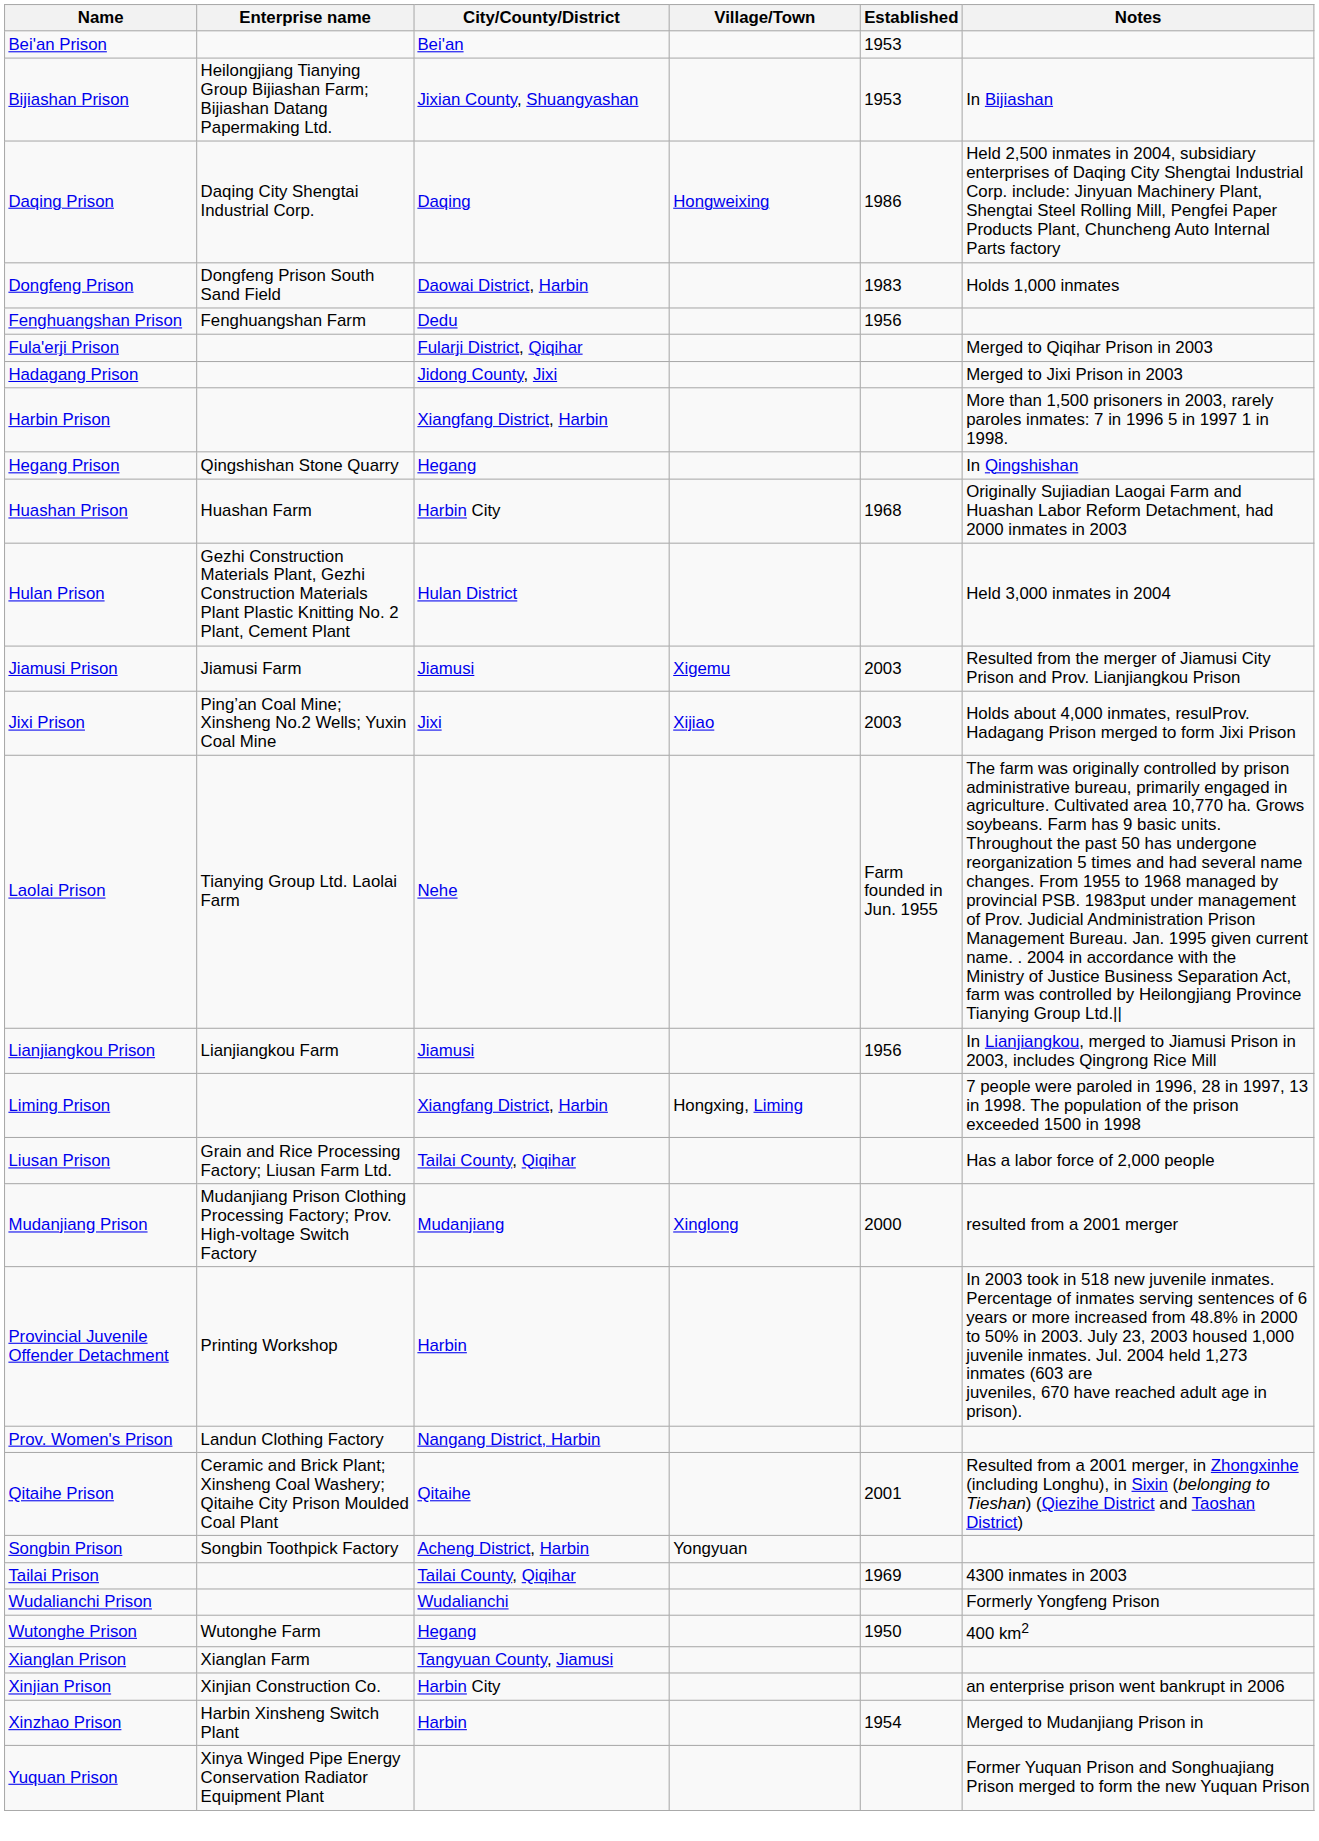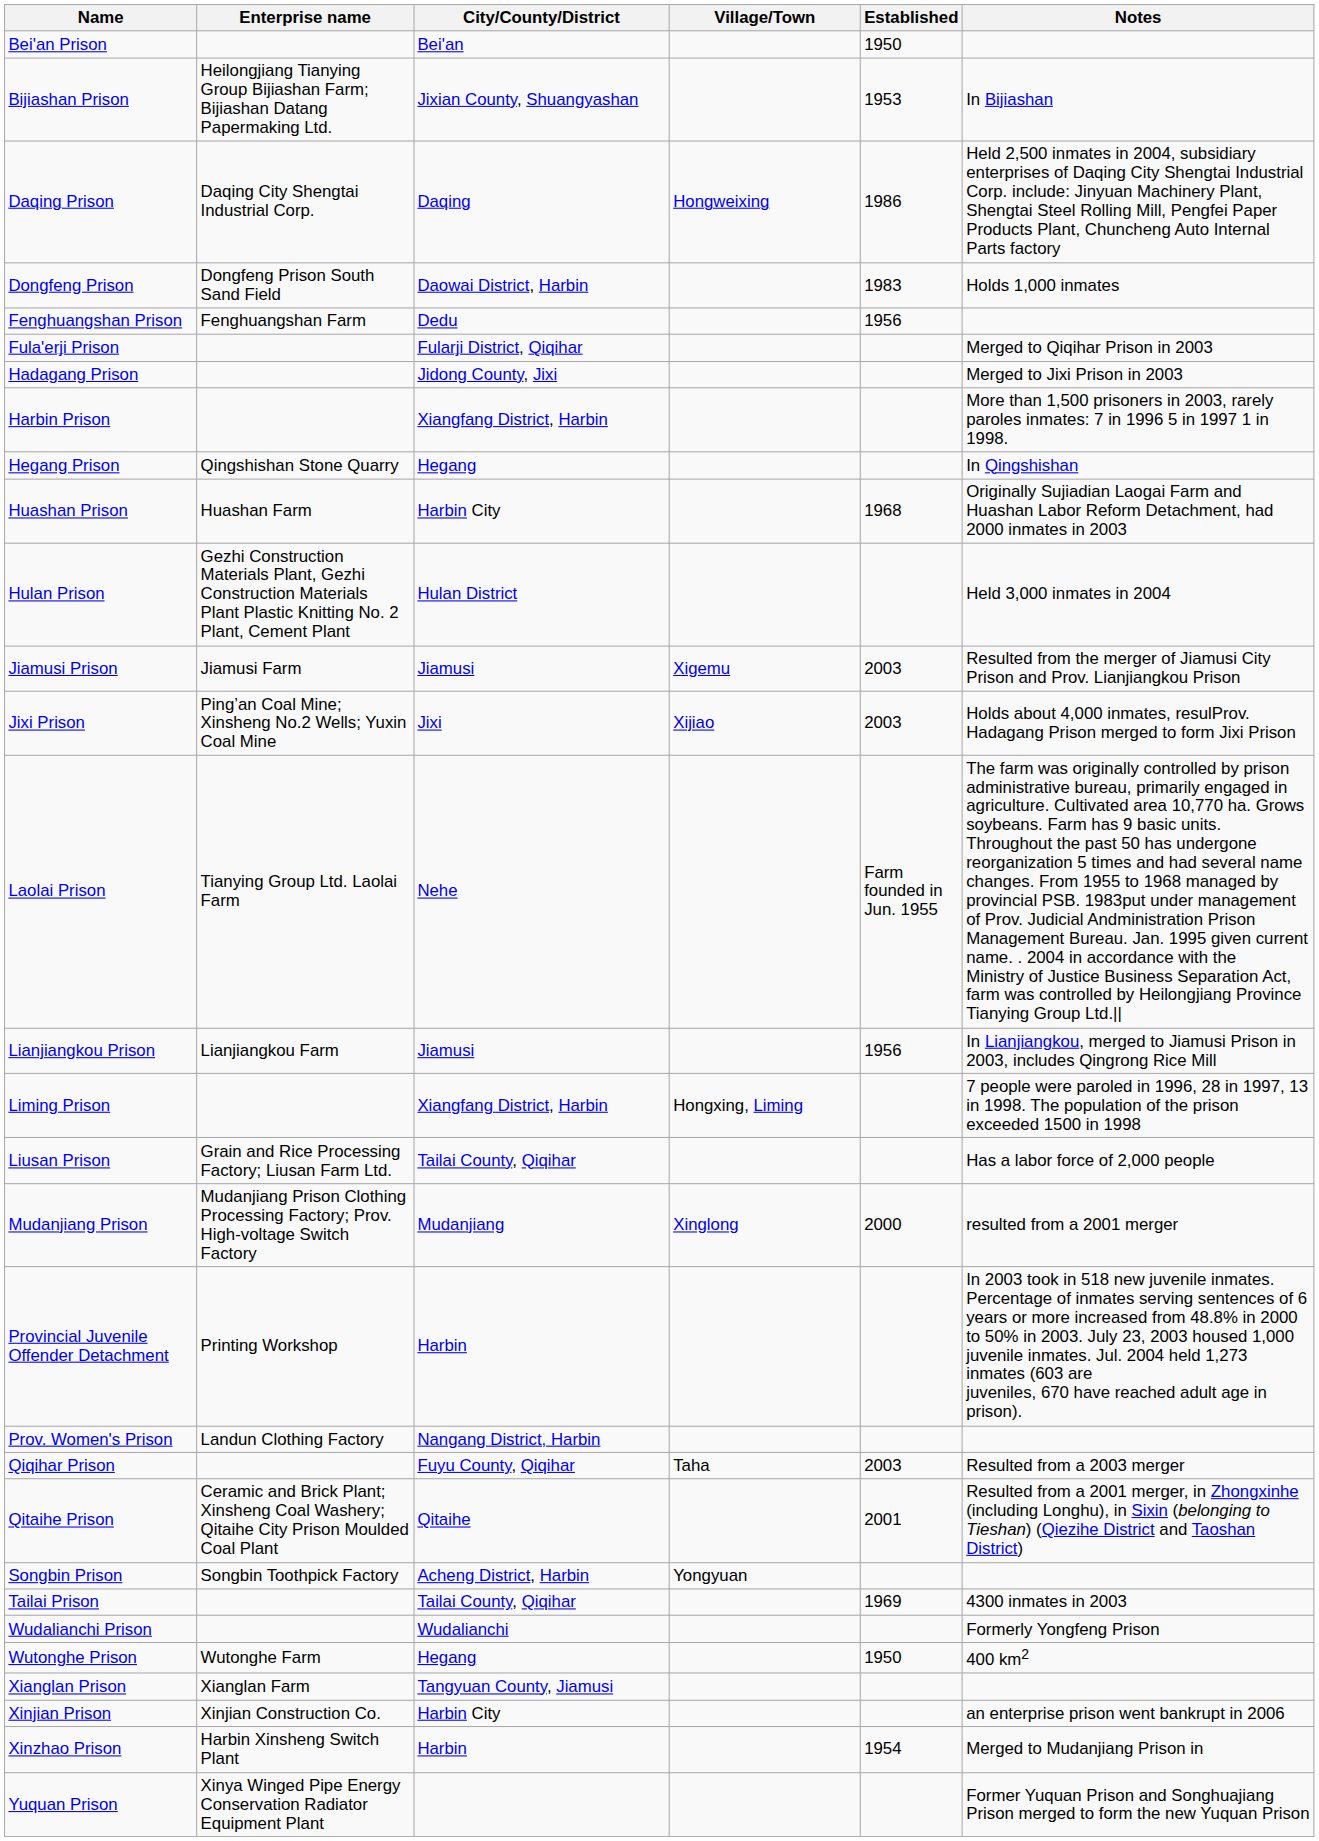(883, 44) 1953 -> (883, 44) 1950
+ row: (62, 1465)
